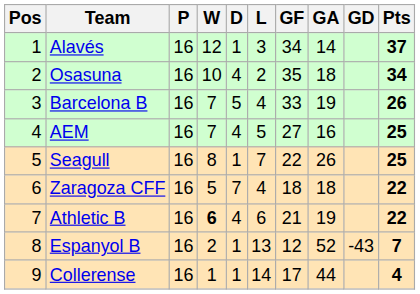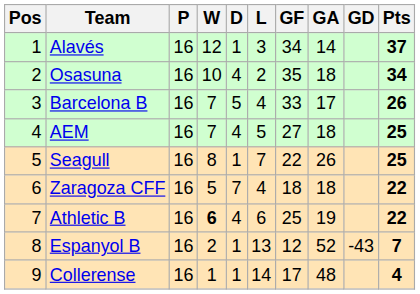(326, 103) 19 -> (326, 103) 17
(326, 132) 16 -> (326, 132) 18
(292, 217) 21 -> (292, 217) 25
(326, 274) 44 -> (326, 274) 48
